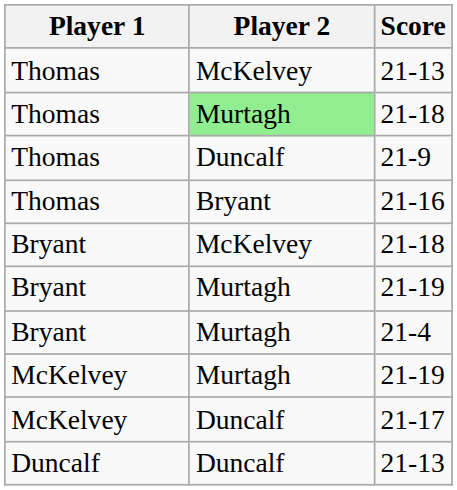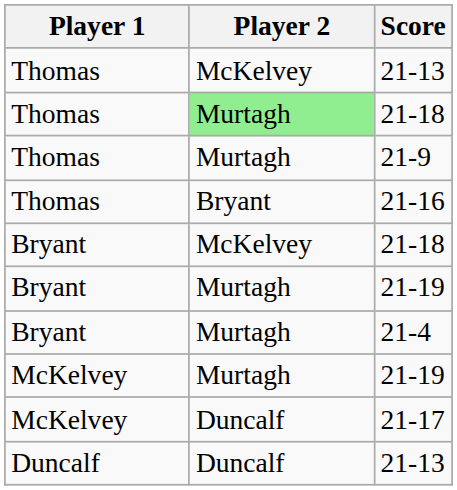(240, 157) Duncalf -> (243, 157) Murtagh
